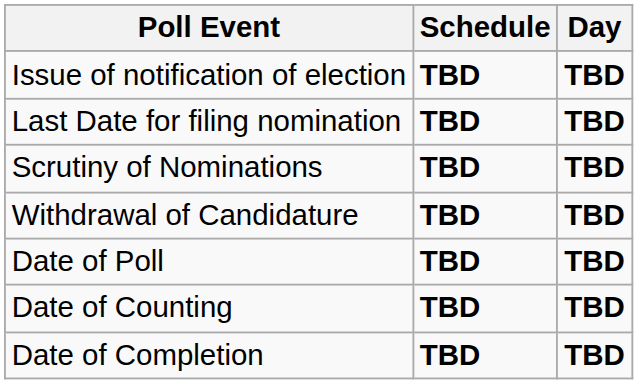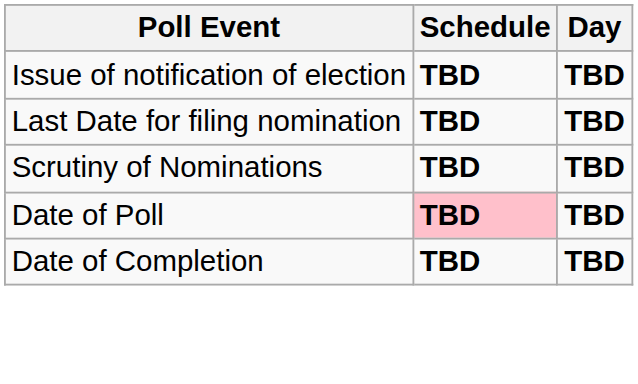- row: (185, 214)
(450, 261) no background -> (450, 214) pink background
- row: (122, 307)
